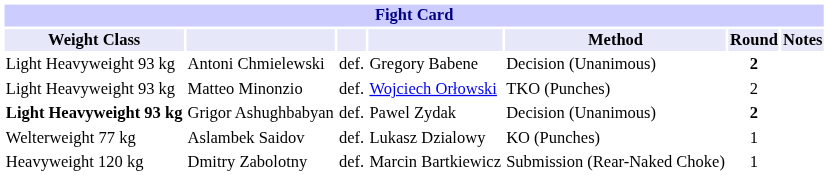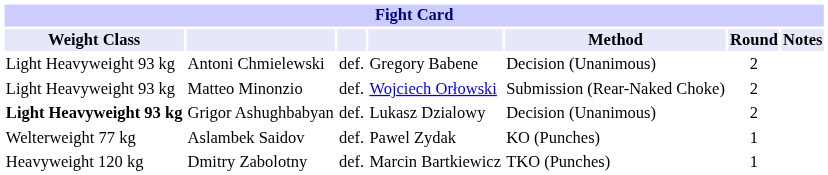(754, 64) bold -> (754, 64) normal
(558, 88) TKO (Punches) -> (616, 88) Submission (Rear-Naked Choke)
(413, 113) Pawel Zydak -> (427, 113) Lukasz Dzialowy
(754, 113) bold -> (754, 113) normal
(427, 137) Lukasz Dzialowy -> (413, 137) Pawel Zydak
(616, 162) Submission (Rear-Naked Choke) -> (558, 162) TKO (Punches)
